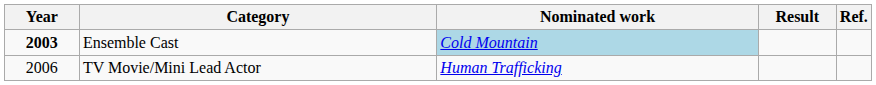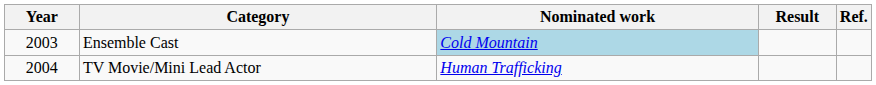(42, 42) bold -> (42, 42) normal
(42, 67) 2006 -> (42, 67) 2004
